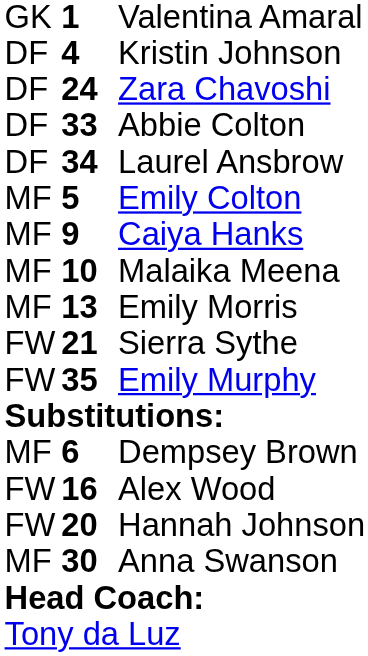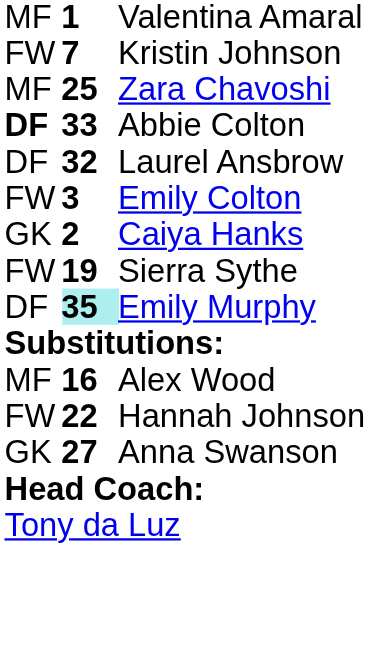(28, 16) GK -> (28, 16) MF
(26, 52) DF -> (30, 52) FW
(70, 52) 4 -> (70, 52) 7
(26, 89) DF -> (28, 89) MF
(79, 89) 24 -> (79, 89) 25
(26, 125) normal -> (26, 125) bold
(79, 161) 34 -> (79, 161) 32
(28, 198) MF -> (30, 198) FW
(70, 198) 5 -> (70, 198) 3
(28, 234) MF -> (28, 234) GK
(70, 234) 9 -> (70, 234) 2
- row: (229, 270)
- row: (208, 307)
(79, 343) 21 -> (79, 270) 19
(30, 379) FW -> (26, 307) DF
(79, 379) no background -> (79, 307) paleturquoise background
- row: (238, 452)
(30, 488) FW -> (28, 379) MF
(79, 525) 20 -> (79, 416) 22
(28, 561) MF -> (28, 452) GK
(79, 561) 30 -> (79, 452) 27
